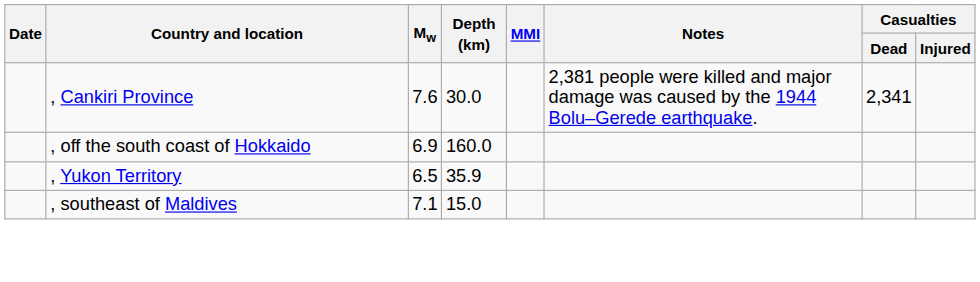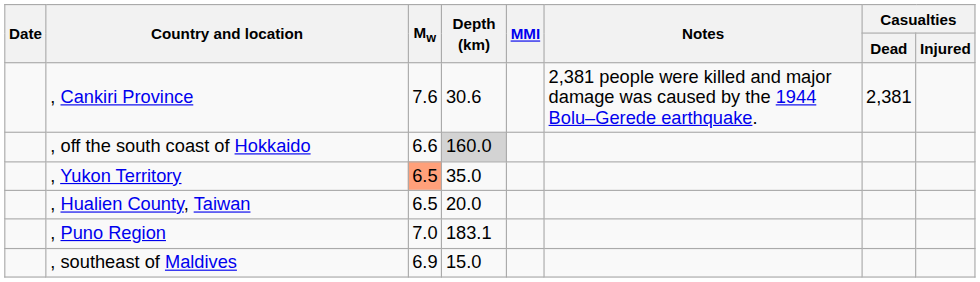(464, 97) 30.0 -> (464, 97) 30.6
(889, 97) 2,341 -> (889, 97) 2,381
(425, 146) 6.9 -> (425, 146) 6.6
(469, 146) no background -> (469, 146) lightgrey background
(425, 175) no background -> (425, 175) lightsalmon background
(464, 175) 35.9 -> (464, 175) 35.0
+ row: (150, 204)
+ row: (108, 233)
(425, 204) 7.1 -> (425, 262) 6.9
